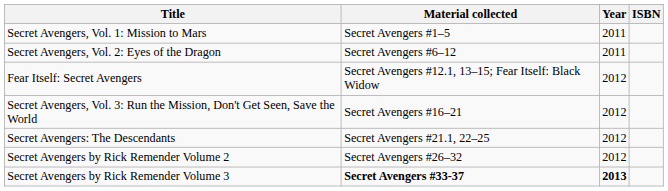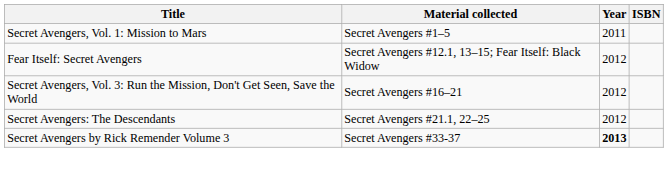- row: (114, 52)
- row: (118, 157)
(404, 176) bold -> (402, 137) normal
